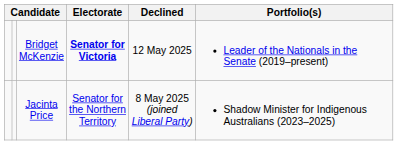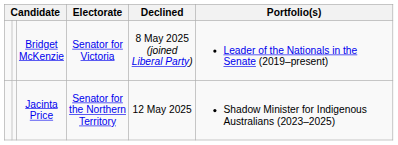(98, 50) bold -> (98, 50) normal
(162, 50) 12 May 2025 -> (162, 50) 8 May 2025 (joined Liberal Party)
(162, 110) 8 May 2025 (joined Liberal Party) -> (162, 110) 12 May 2025
